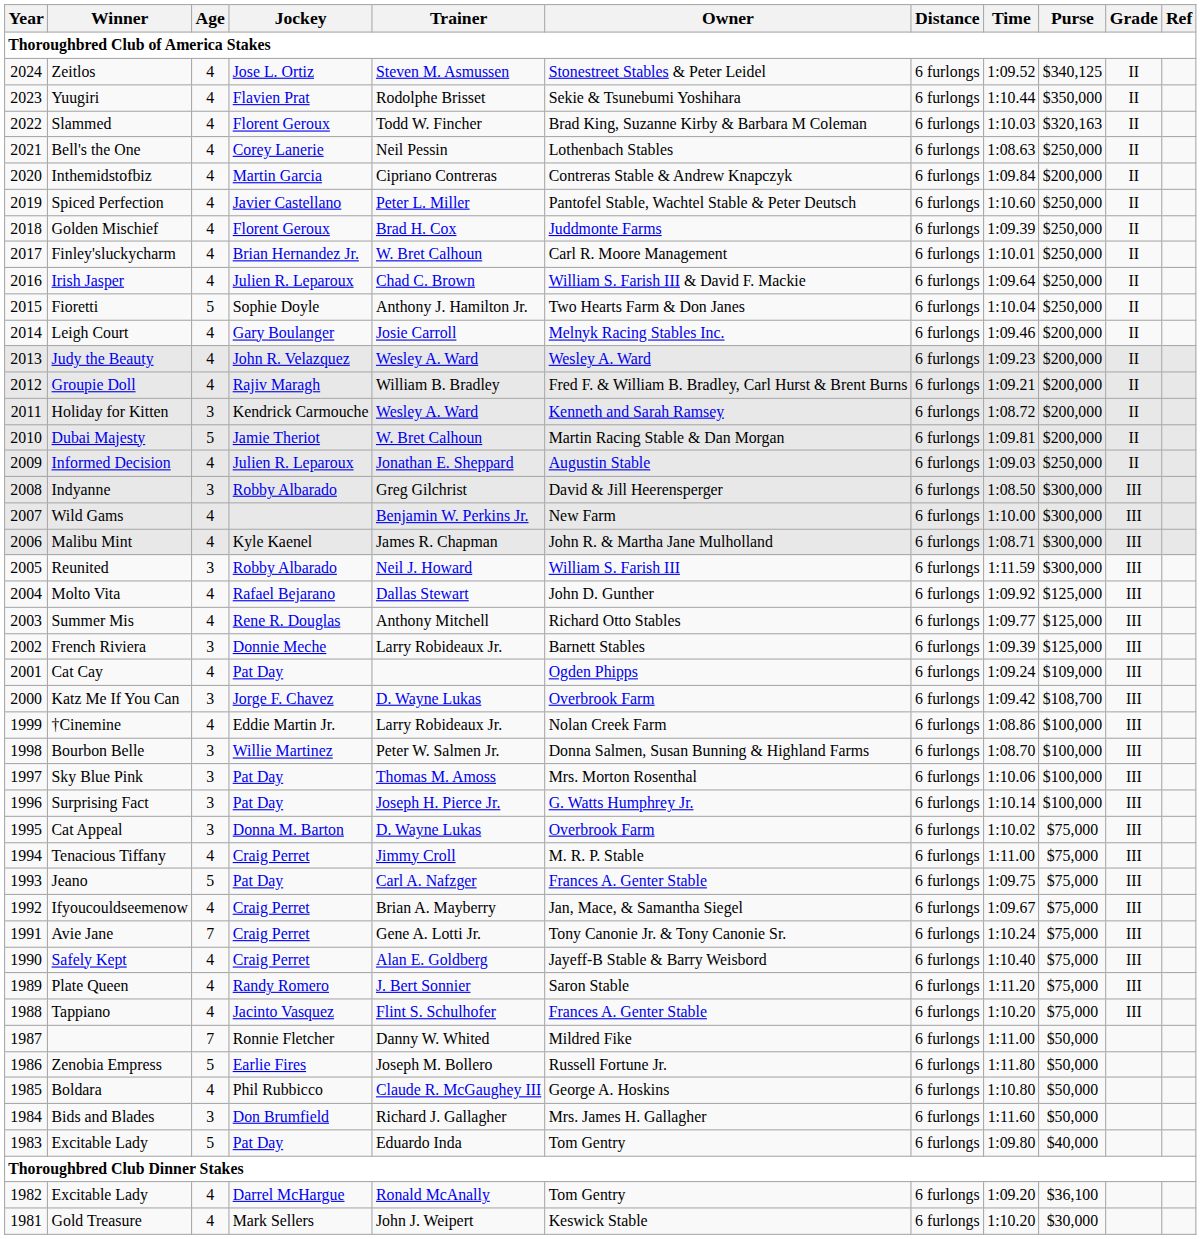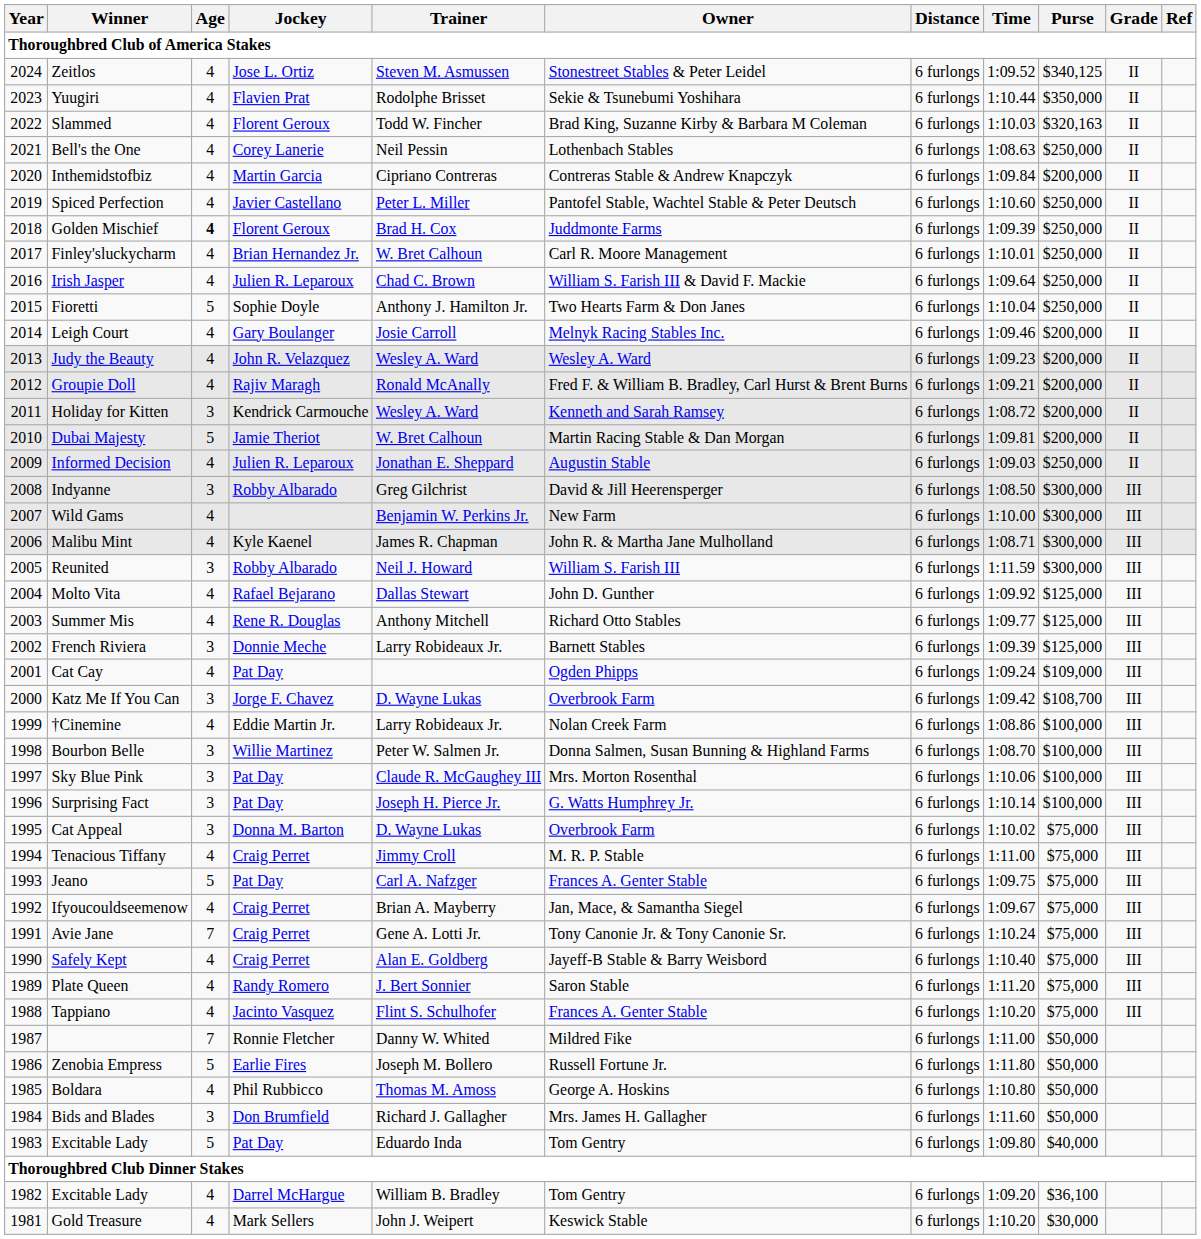(210, 228) normal -> (210, 228) bold
(438, 385) William B. Bradley -> (433, 385) Ronald McAnally
(436, 776) Thomas M. Amoss -> (459, 776) Claude R. McGaughey III
(459, 1090) Claude R. McGaughey III -> (436, 1090) Thomas M. Amoss
(433, 1194) Ronald McAnally -> (438, 1194) William B. Bradley
